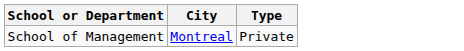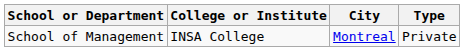+ column: (249, 15)
